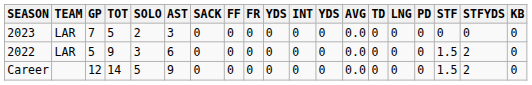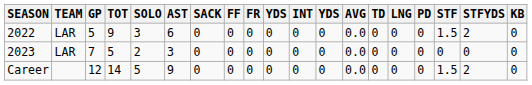rows swapped: (21, 52) <-> (21, 33)
